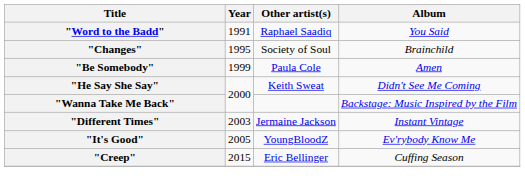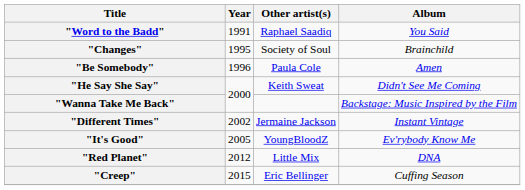(239, 67) 1999 -> (239, 67) 1996
(239, 121) 2003 -> (239, 121) 2002
+ row: (115, 157)
